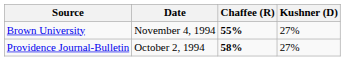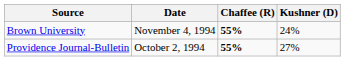(290, 30) 27% -> (290, 30) 24%
(231, 47) 58% -> (231, 47) 55%
